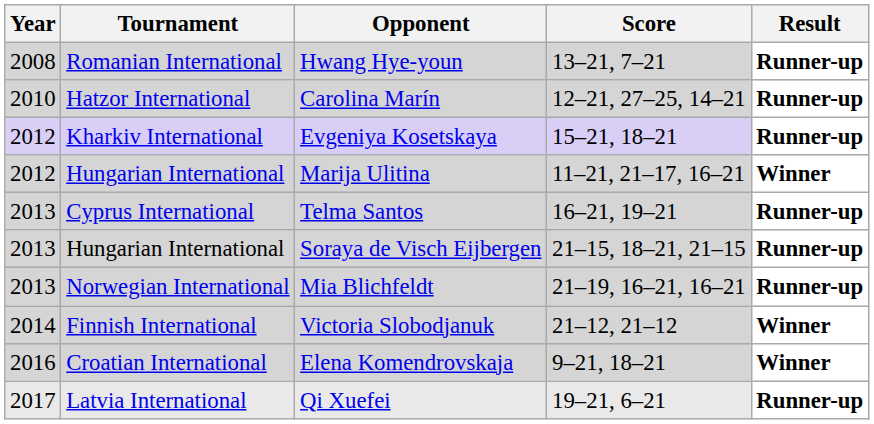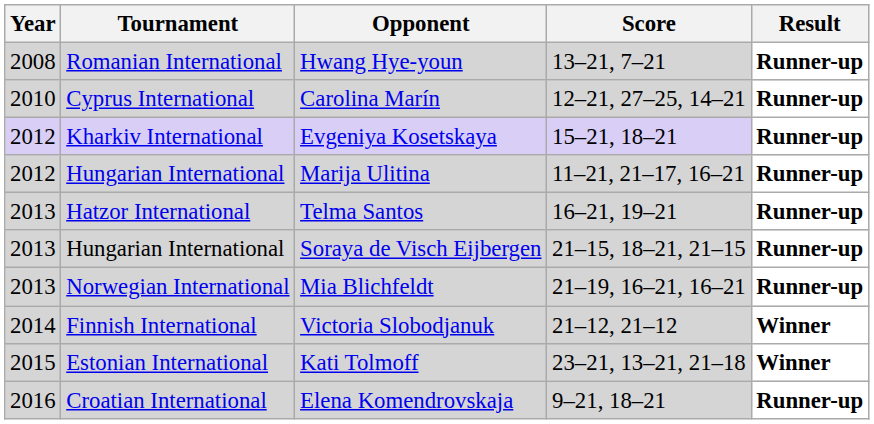(158, 98) Hatzor International -> (160, 98) Cyprus International
(793, 173) Winner -> (810, 173) Runner-up
(160, 211) Cyprus International -> (158, 211) Hatzor International
+ row: (359, 361)
(793, 361) Winner -> (810, 399) Runner-up
- row: (345, 399)
